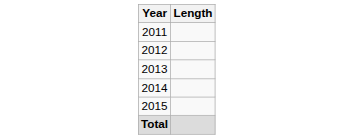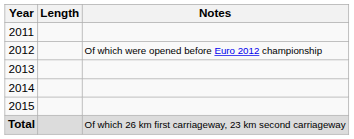+ column: (215, 13)
